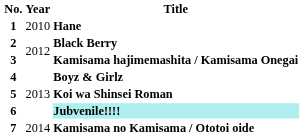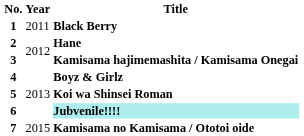(38, 26) 2010 -> (38, 26) 2011
(67, 26) Hane -> (85, 26) Black Berry
(85, 43) Black Berry -> (67, 43) Hane
(38, 127) 2014 -> (38, 127) 2015
